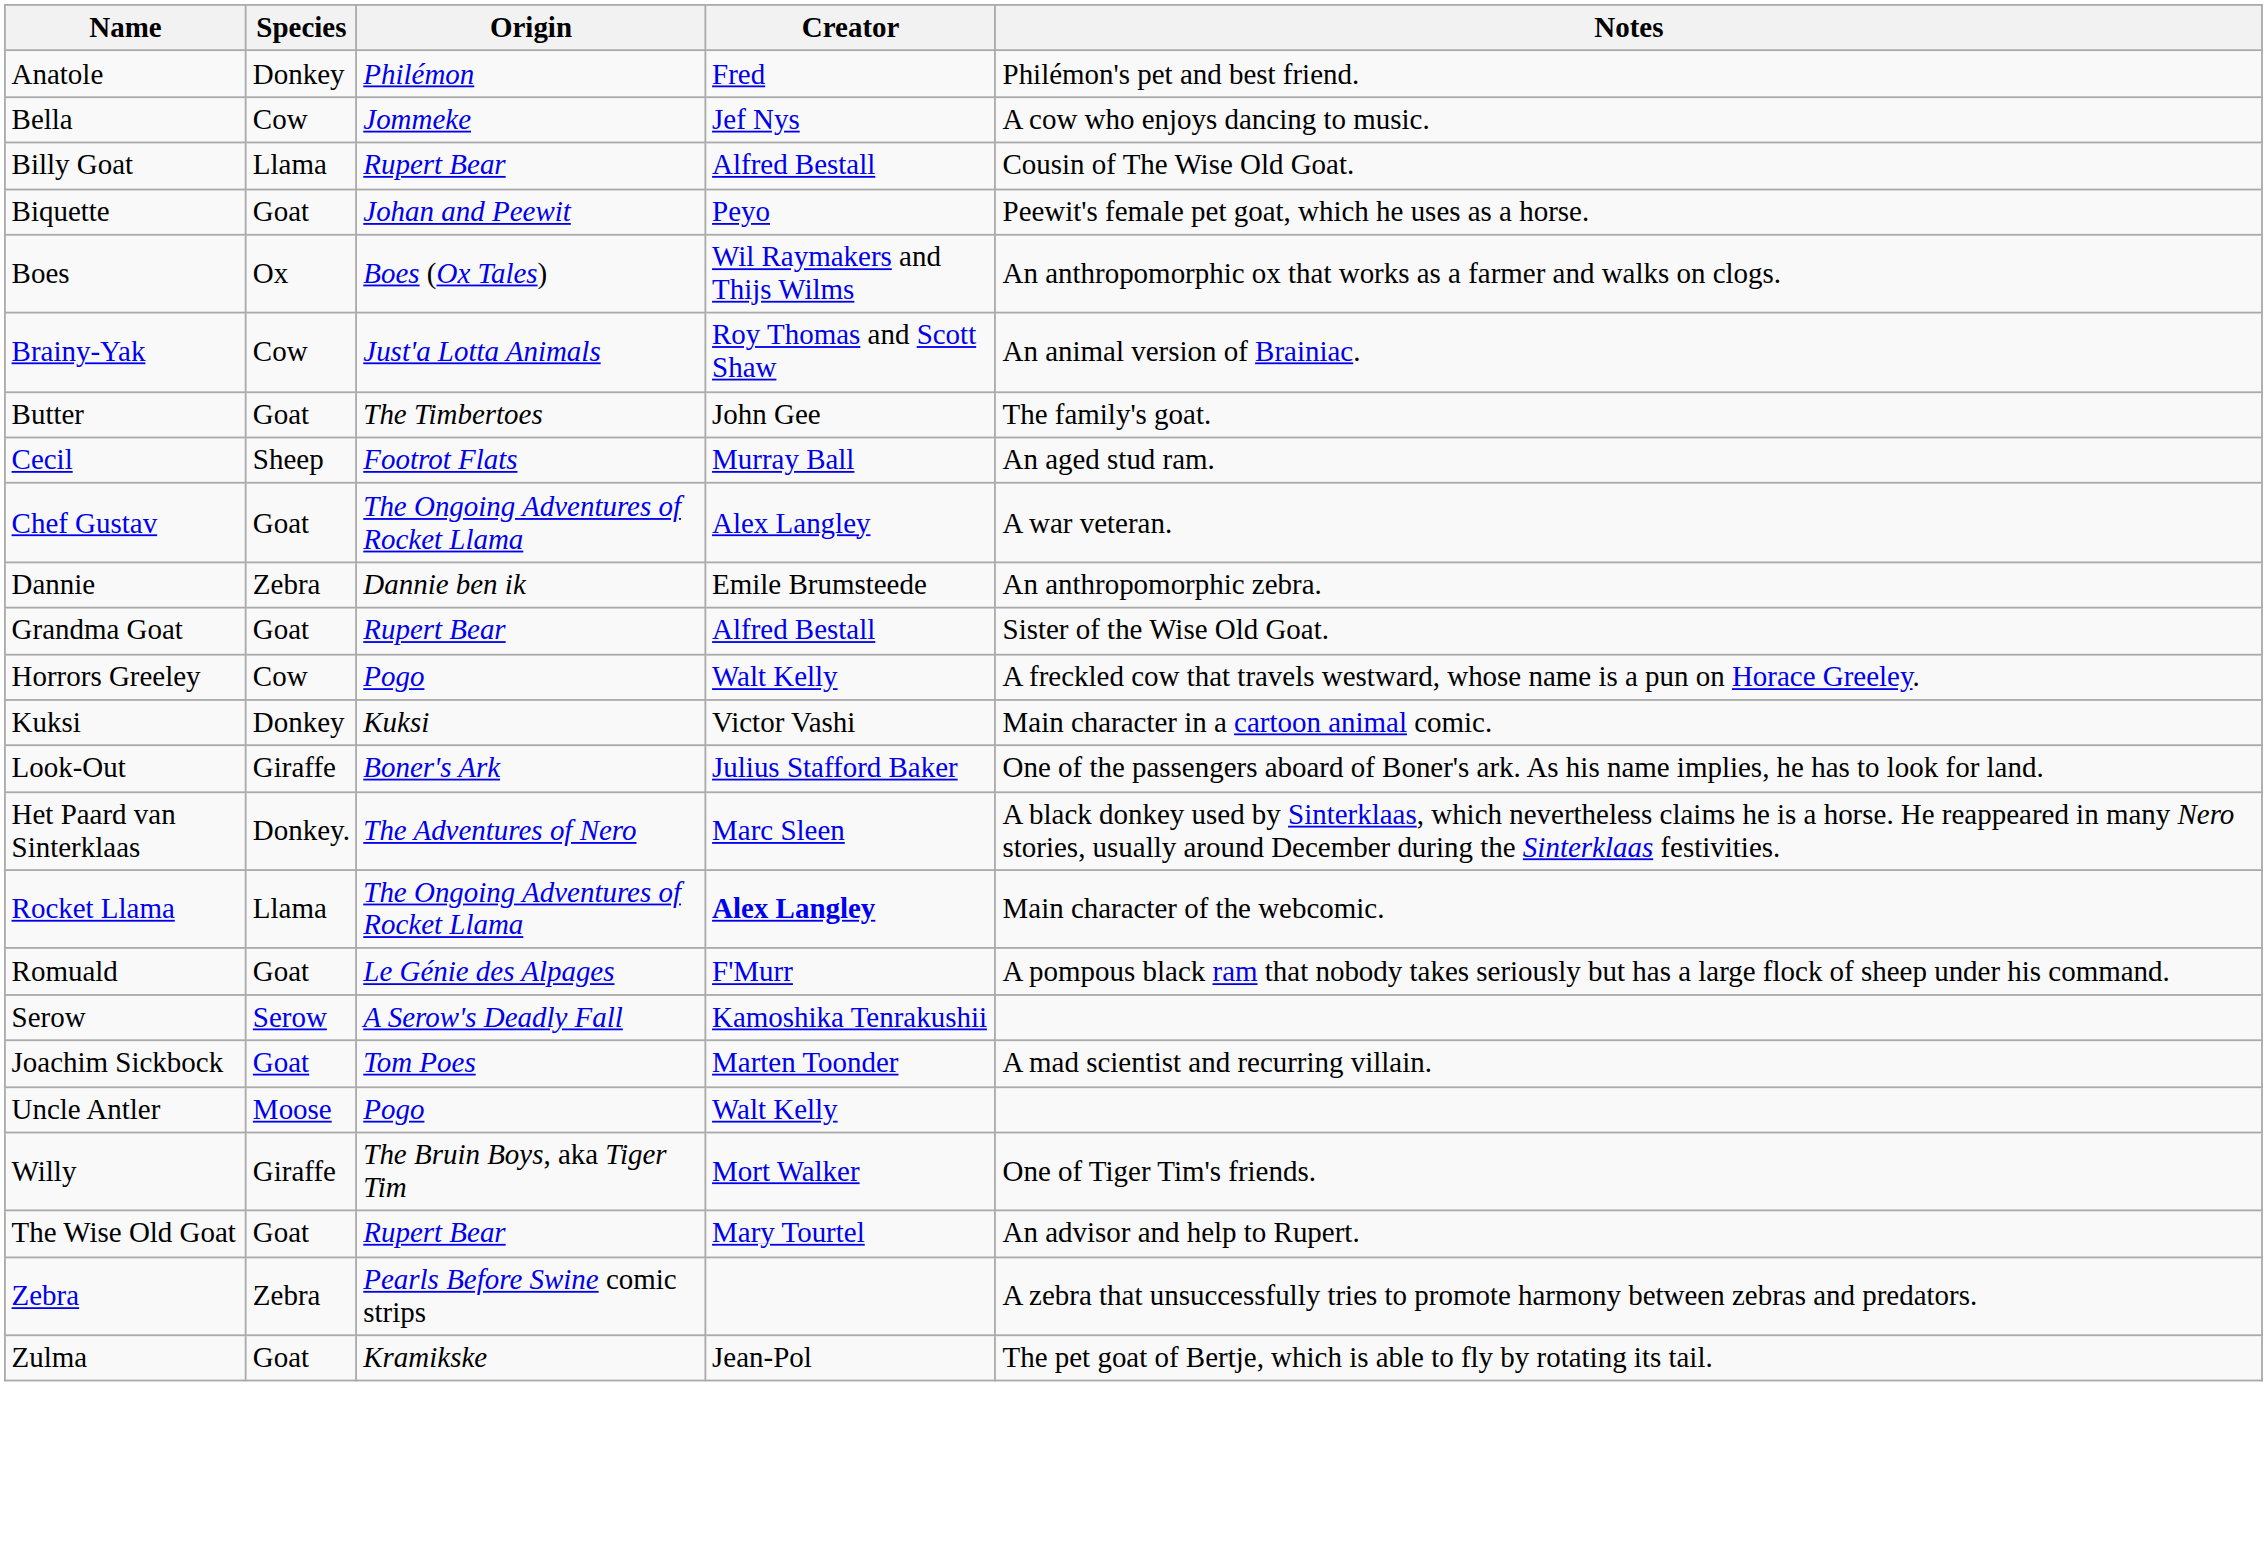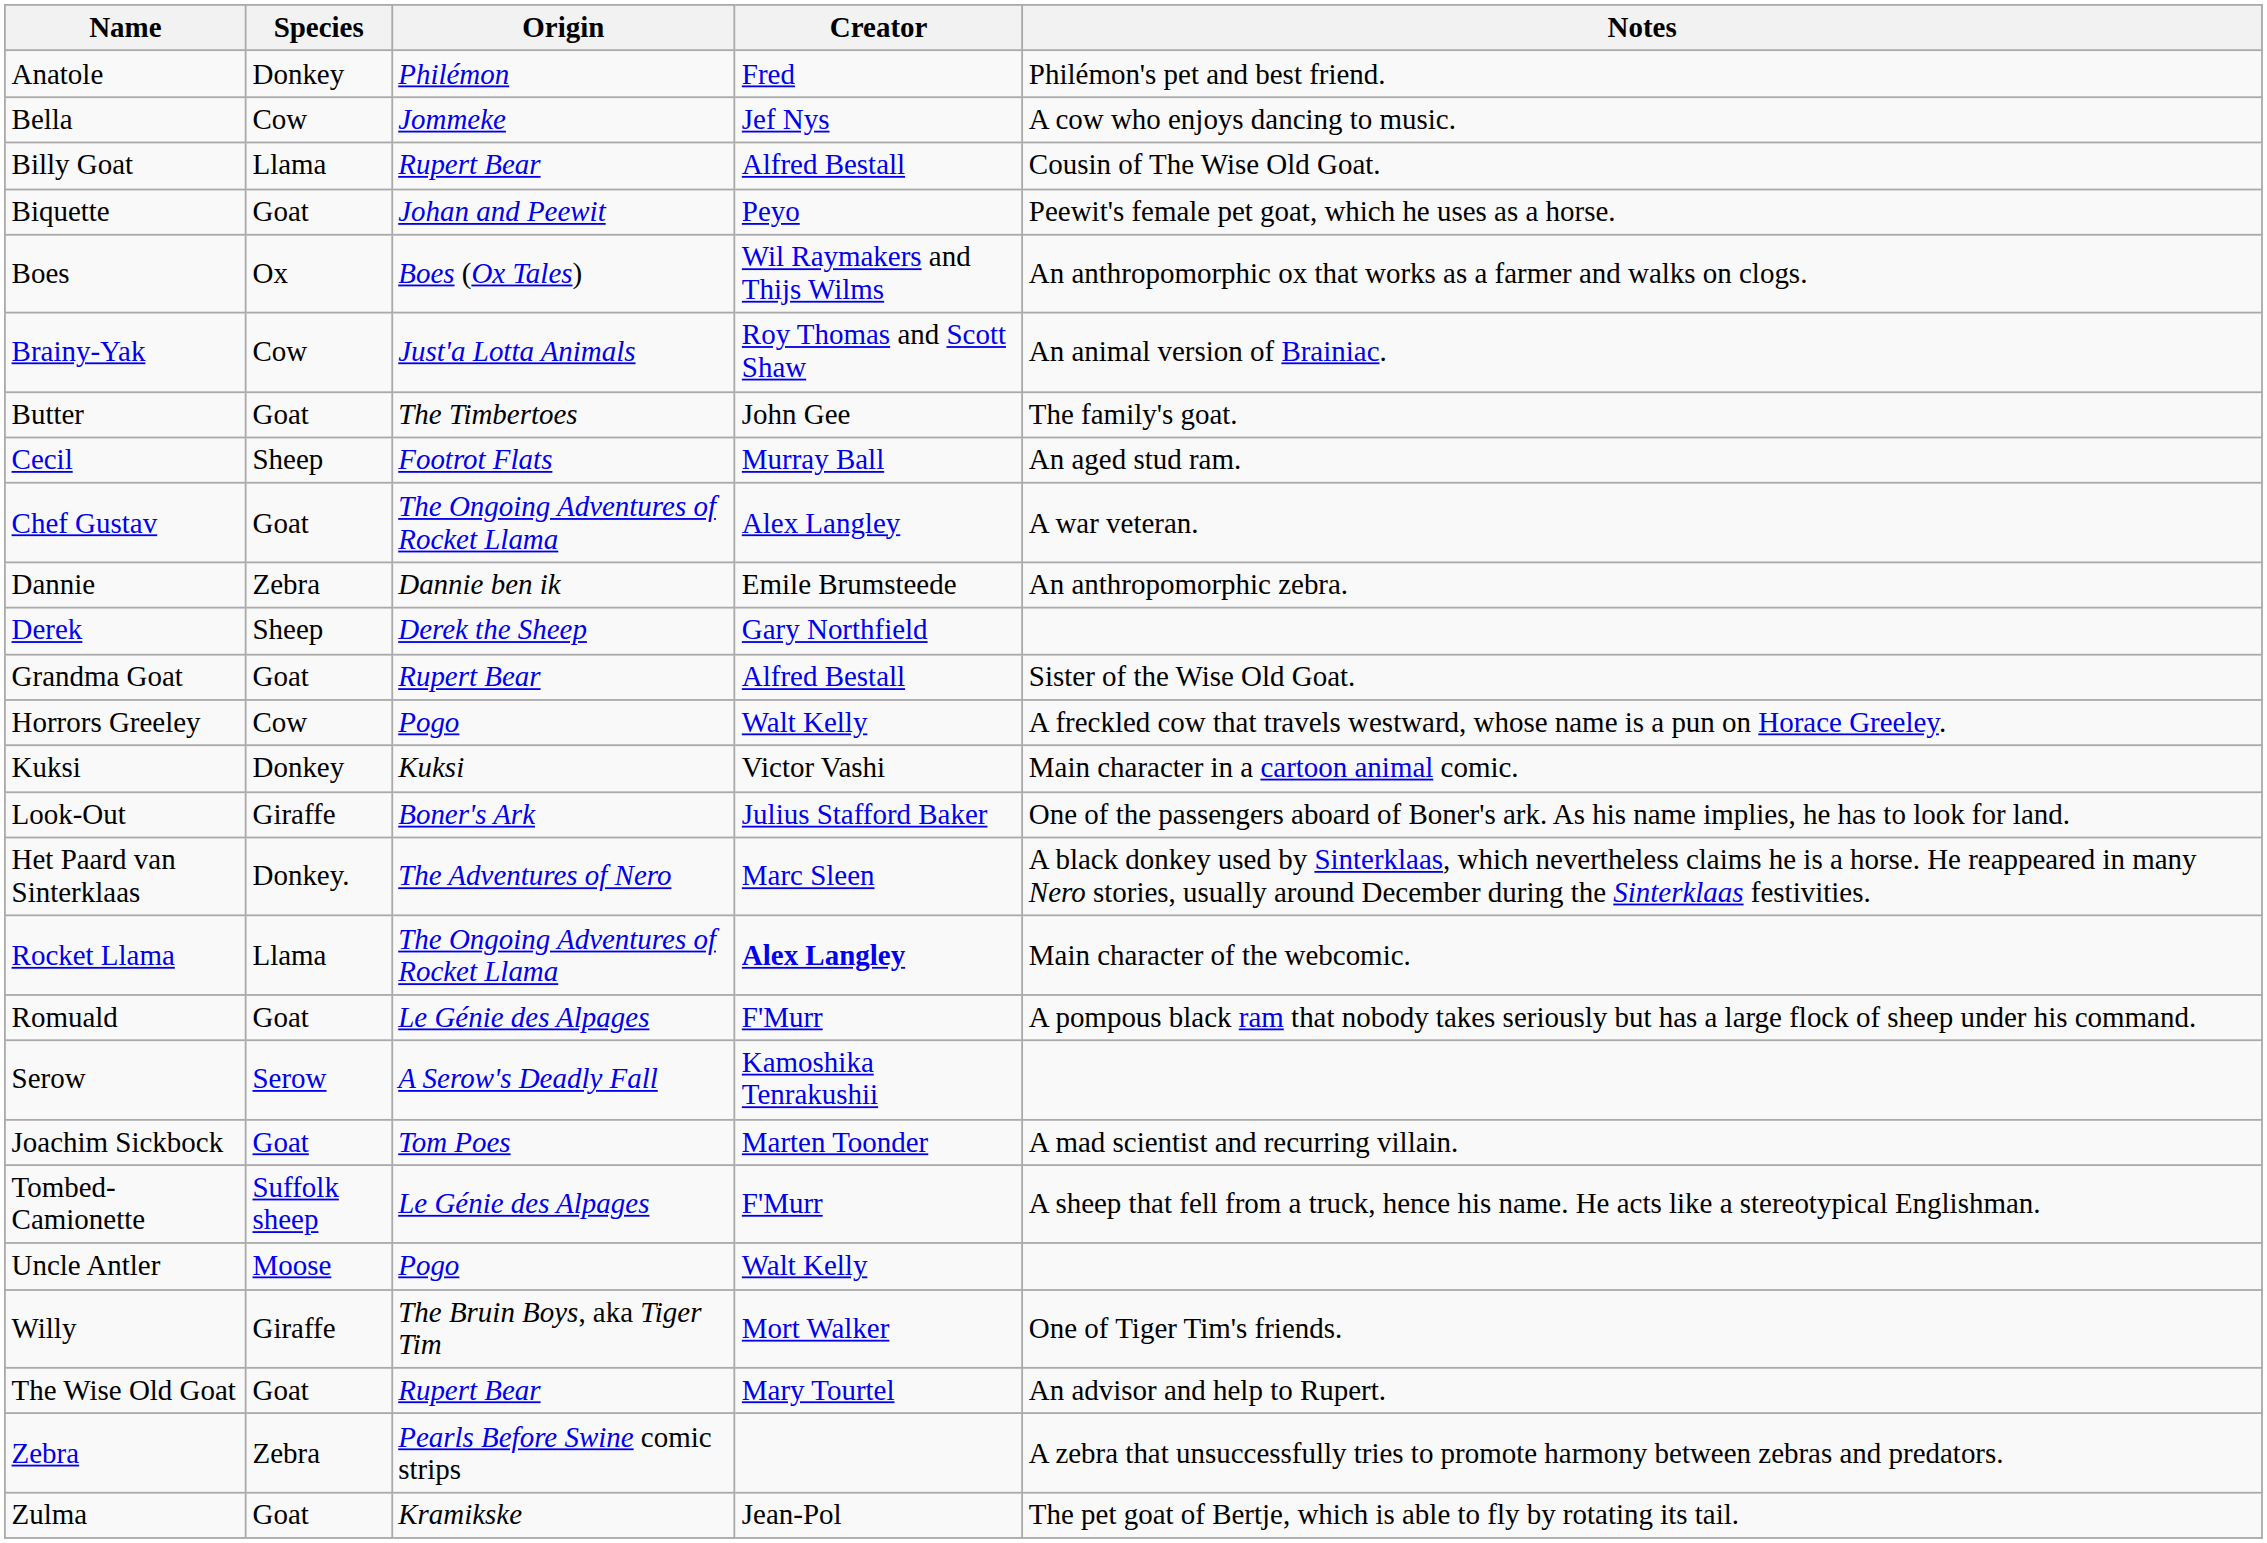+ row: (47, 630)
+ row: (78, 1203)
